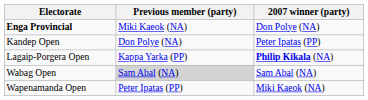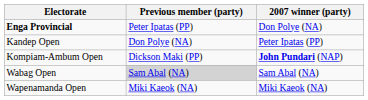(153, 27) Miki Kaeok (NA) -> (161, 27) Peter Ipatas (PP)
+ row: (55, 57)
- row: (48, 57)
(150, 88) Peter Ipatas (PP) -> (163, 88) Miki Kaeok (NA)
